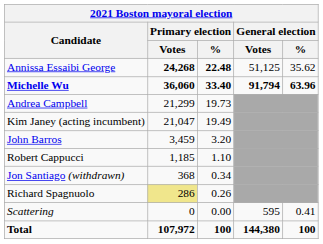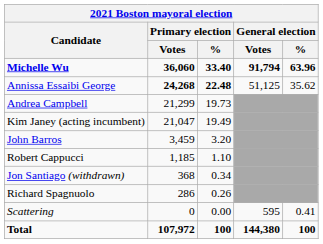rows swapped: (38, 85) <-> (61, 67)
(186, 193) khaki background -> (186, 193) no background
